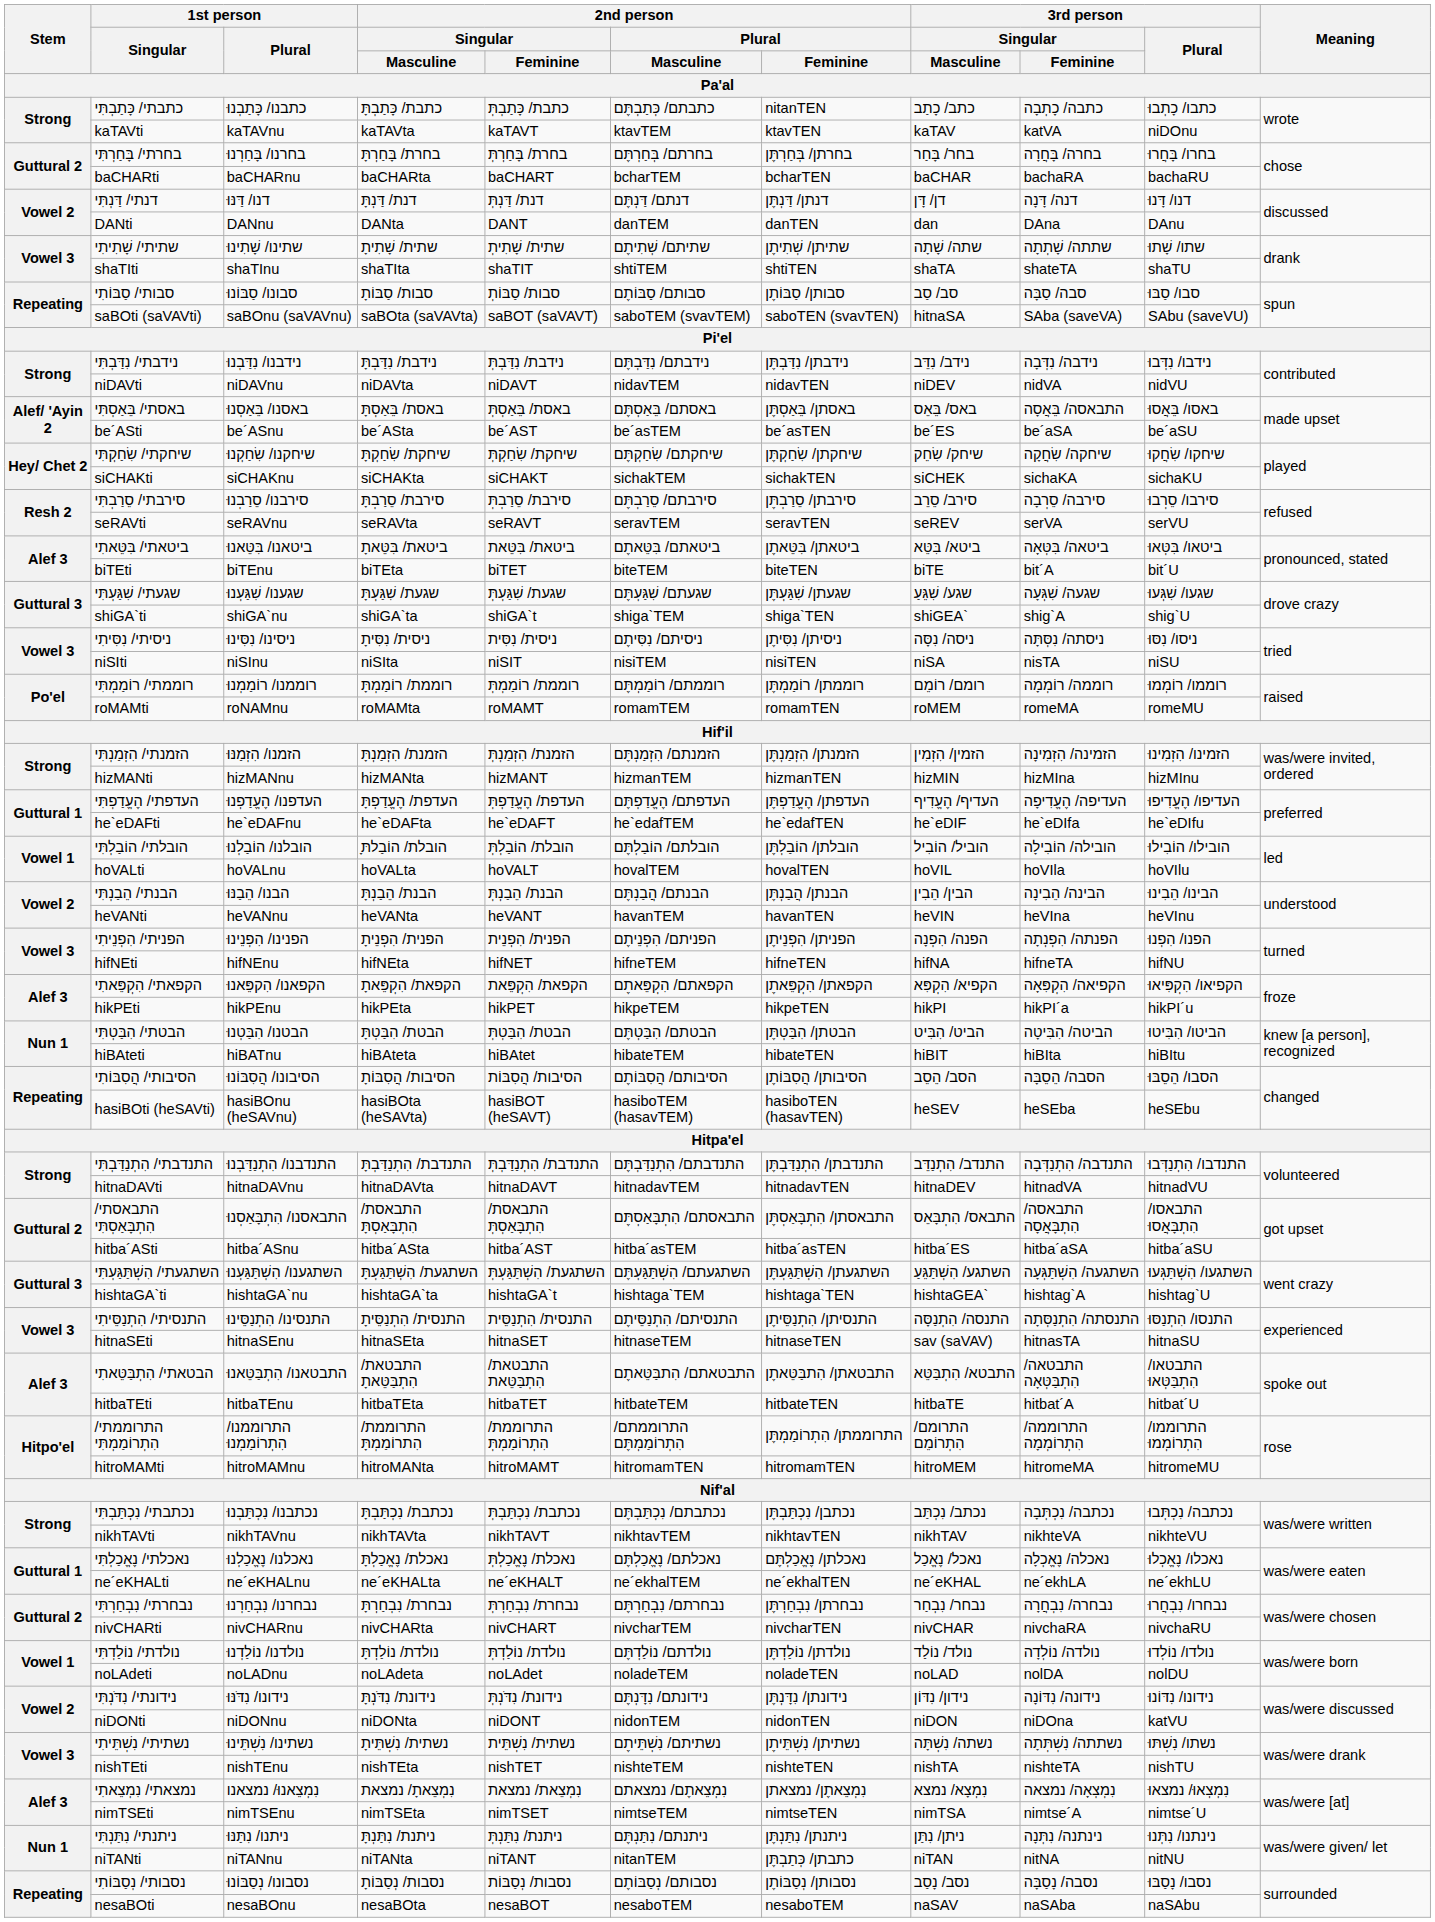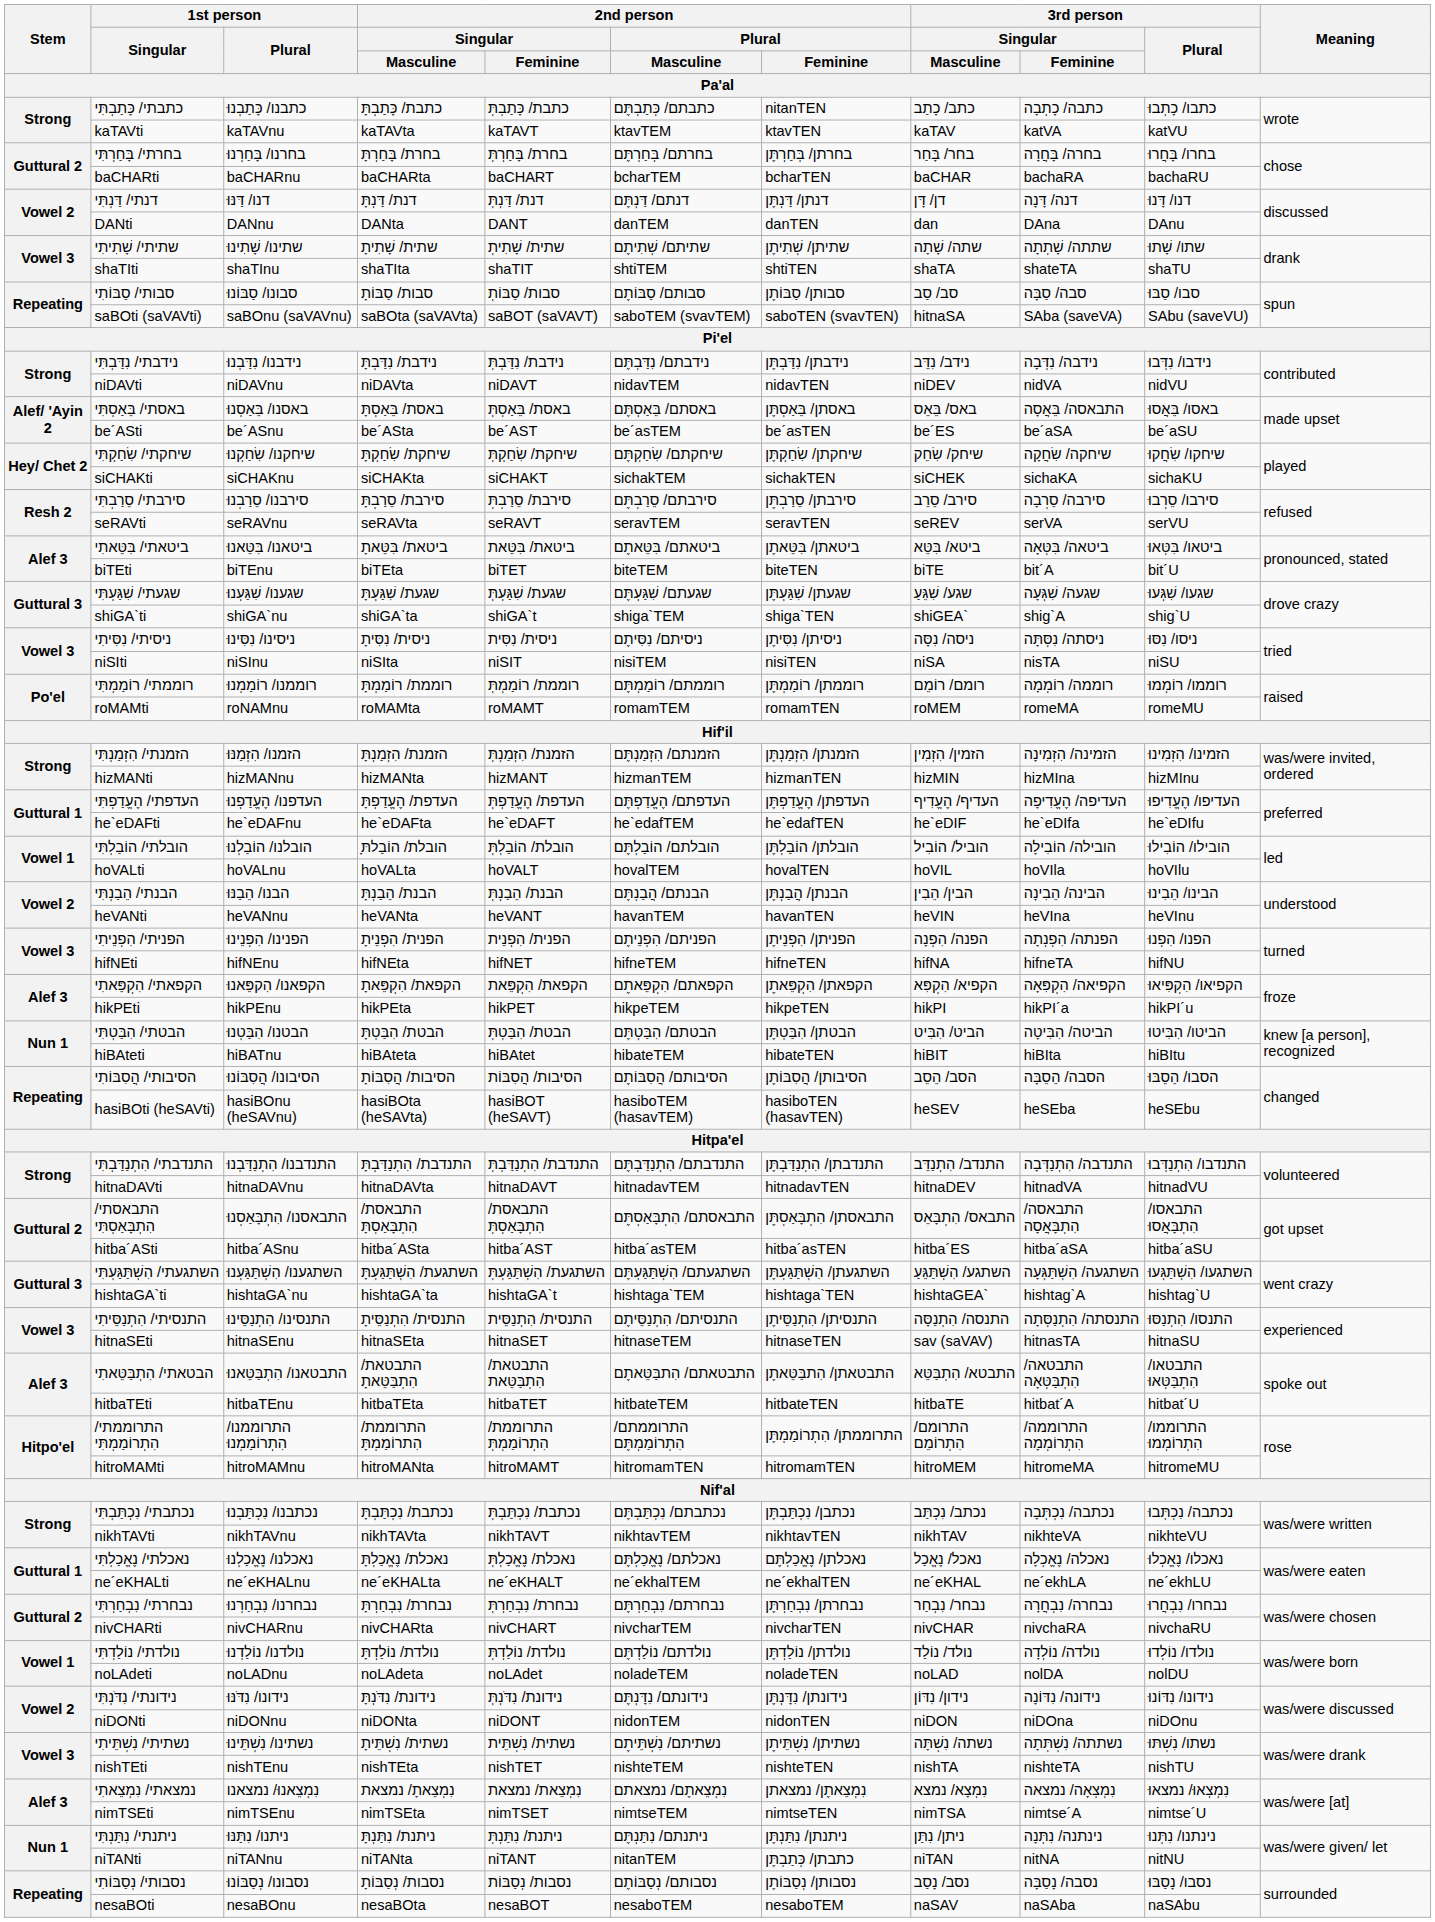(1173, 131) niDOnu -> (1168, 131) katVU
(1168, 1721) katVU -> (1173, 1721) niDOnu
